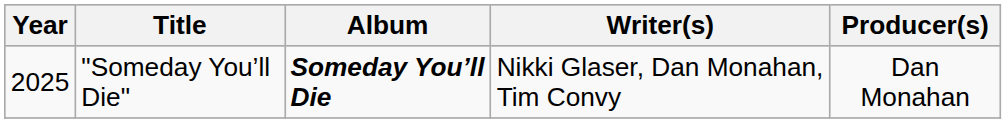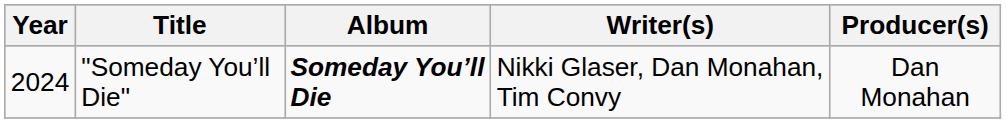(40, 81) 2025 -> (40, 81) 2024
